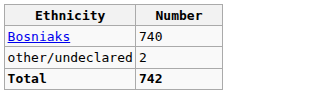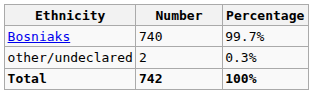+ column: (265, 15)
